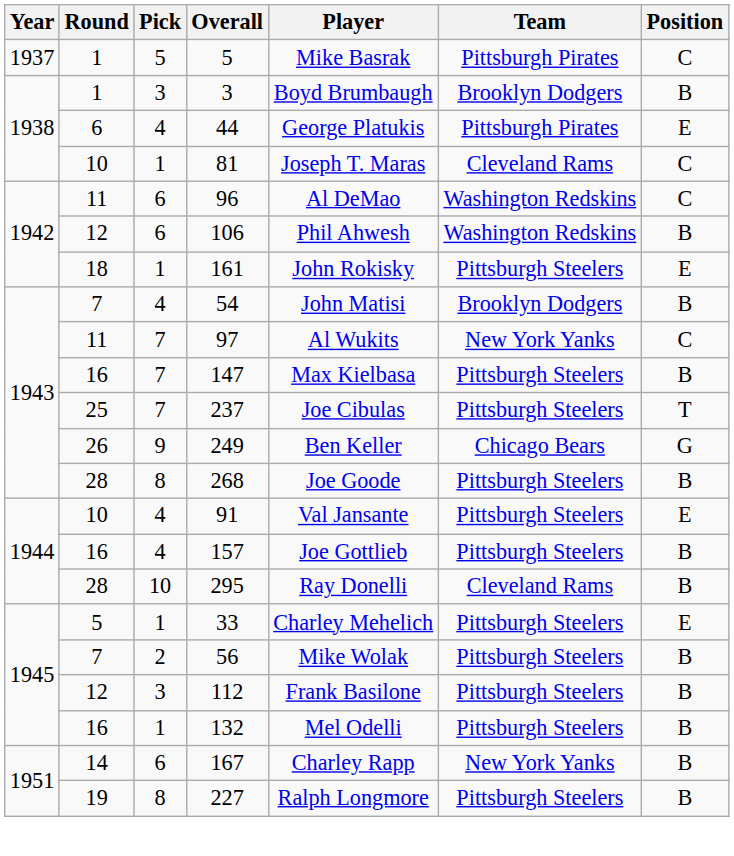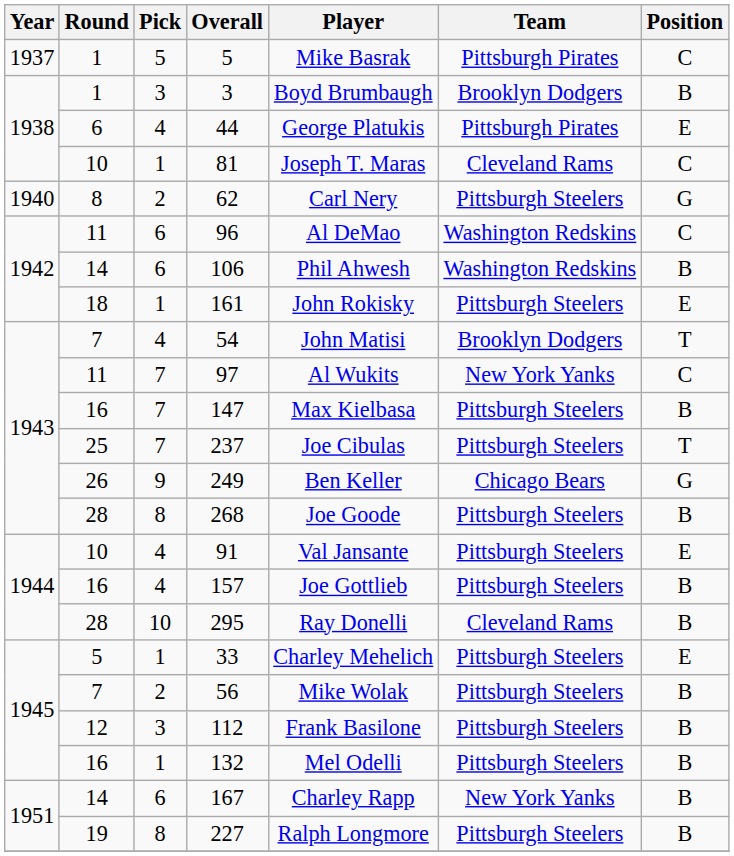+ row: (227, 198)
(97, 233) 12 -> (97, 269) 14
(685, 304) B -> (685, 339) T
